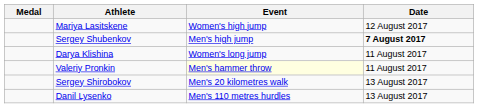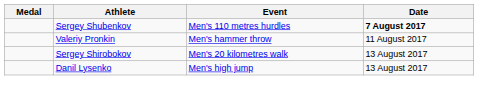- row: (92, 26)
(221, 40) Men's high jump -> (239, 26) Men's 110 metres hurdles
- row: (84, 54)
(230, 68) lightyellow background -> (230, 40) no background
(239, 96) Men's 110 metres hurdles -> (221, 68) Men's high jump
